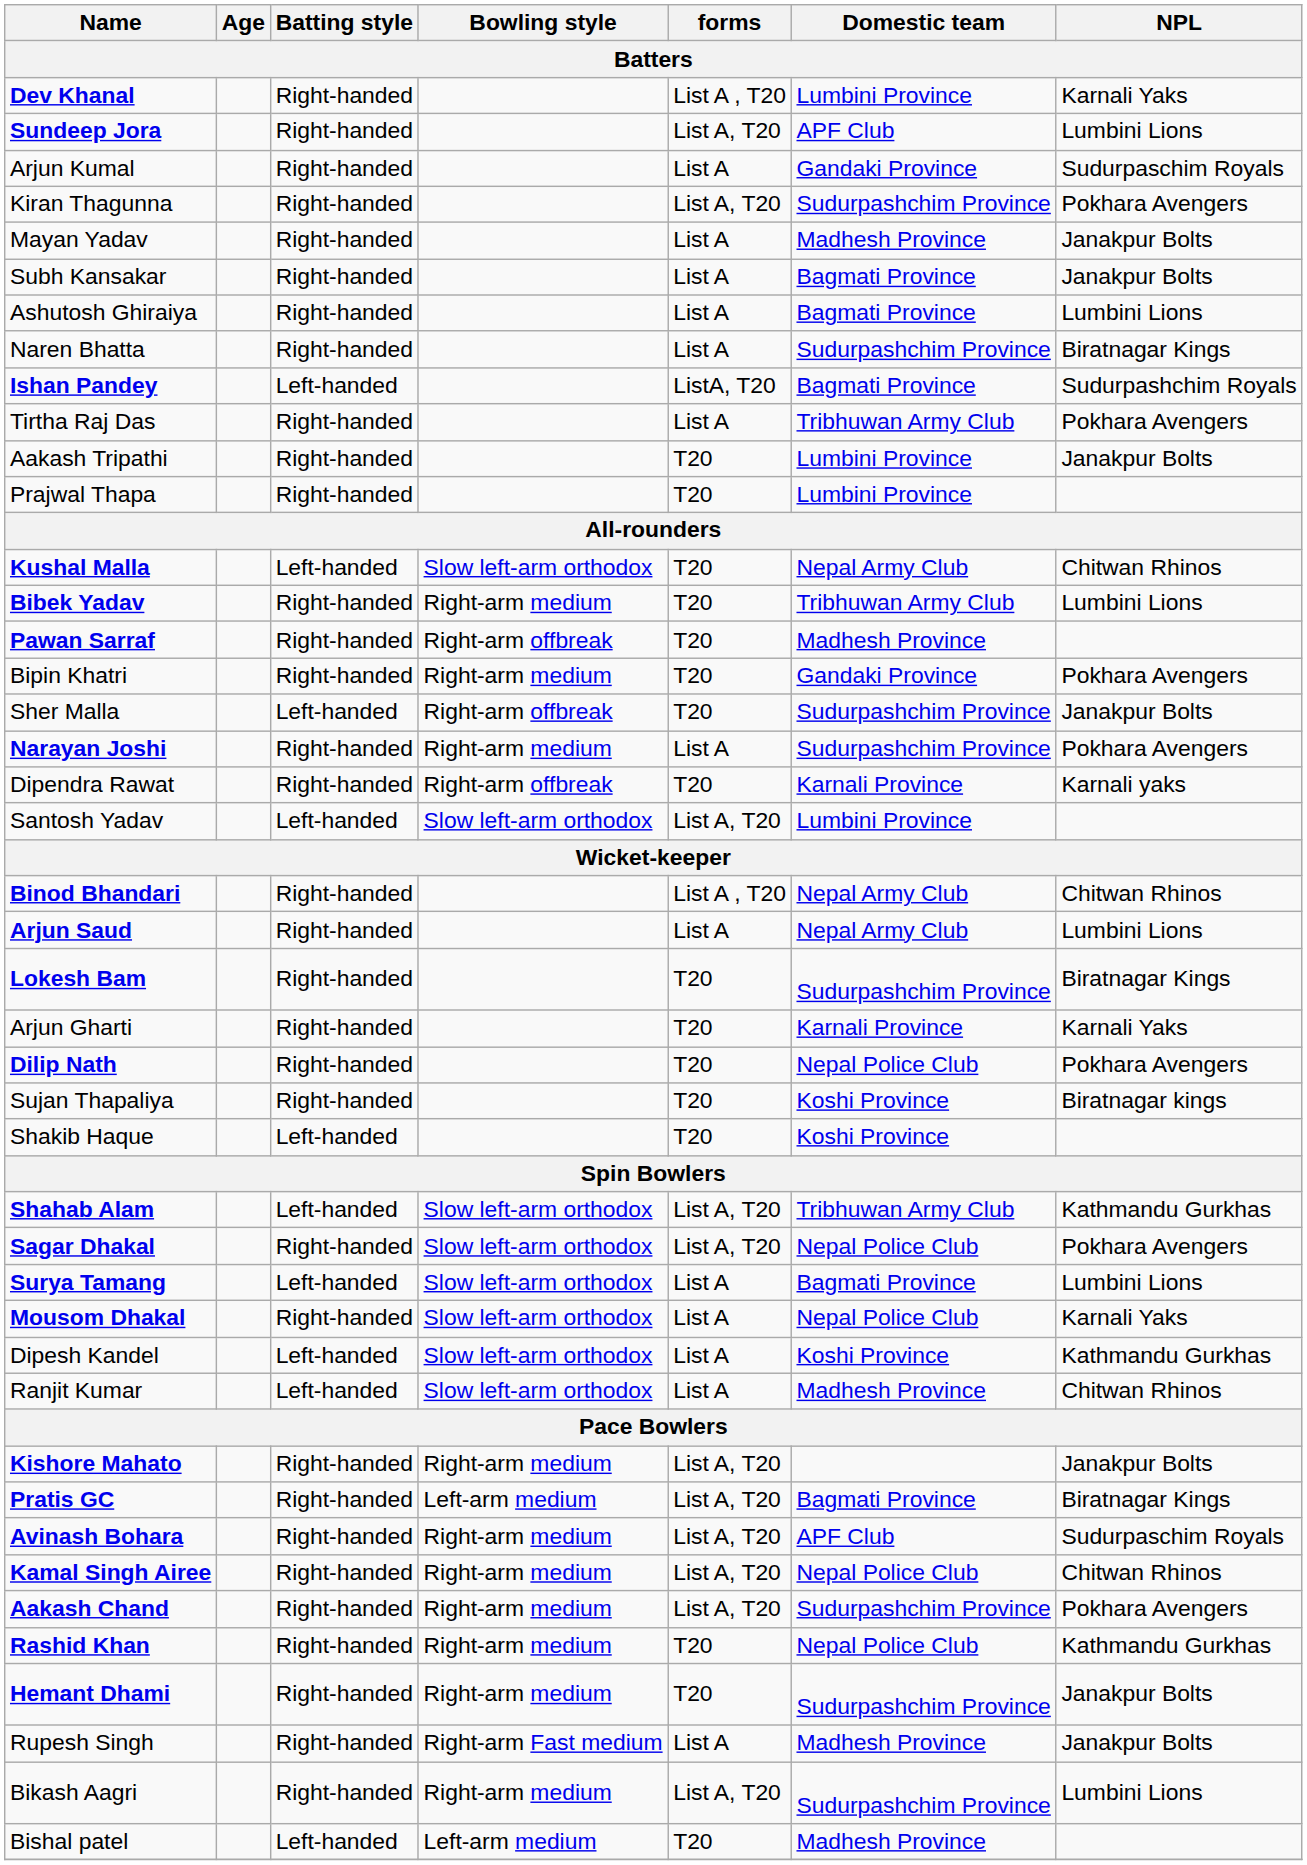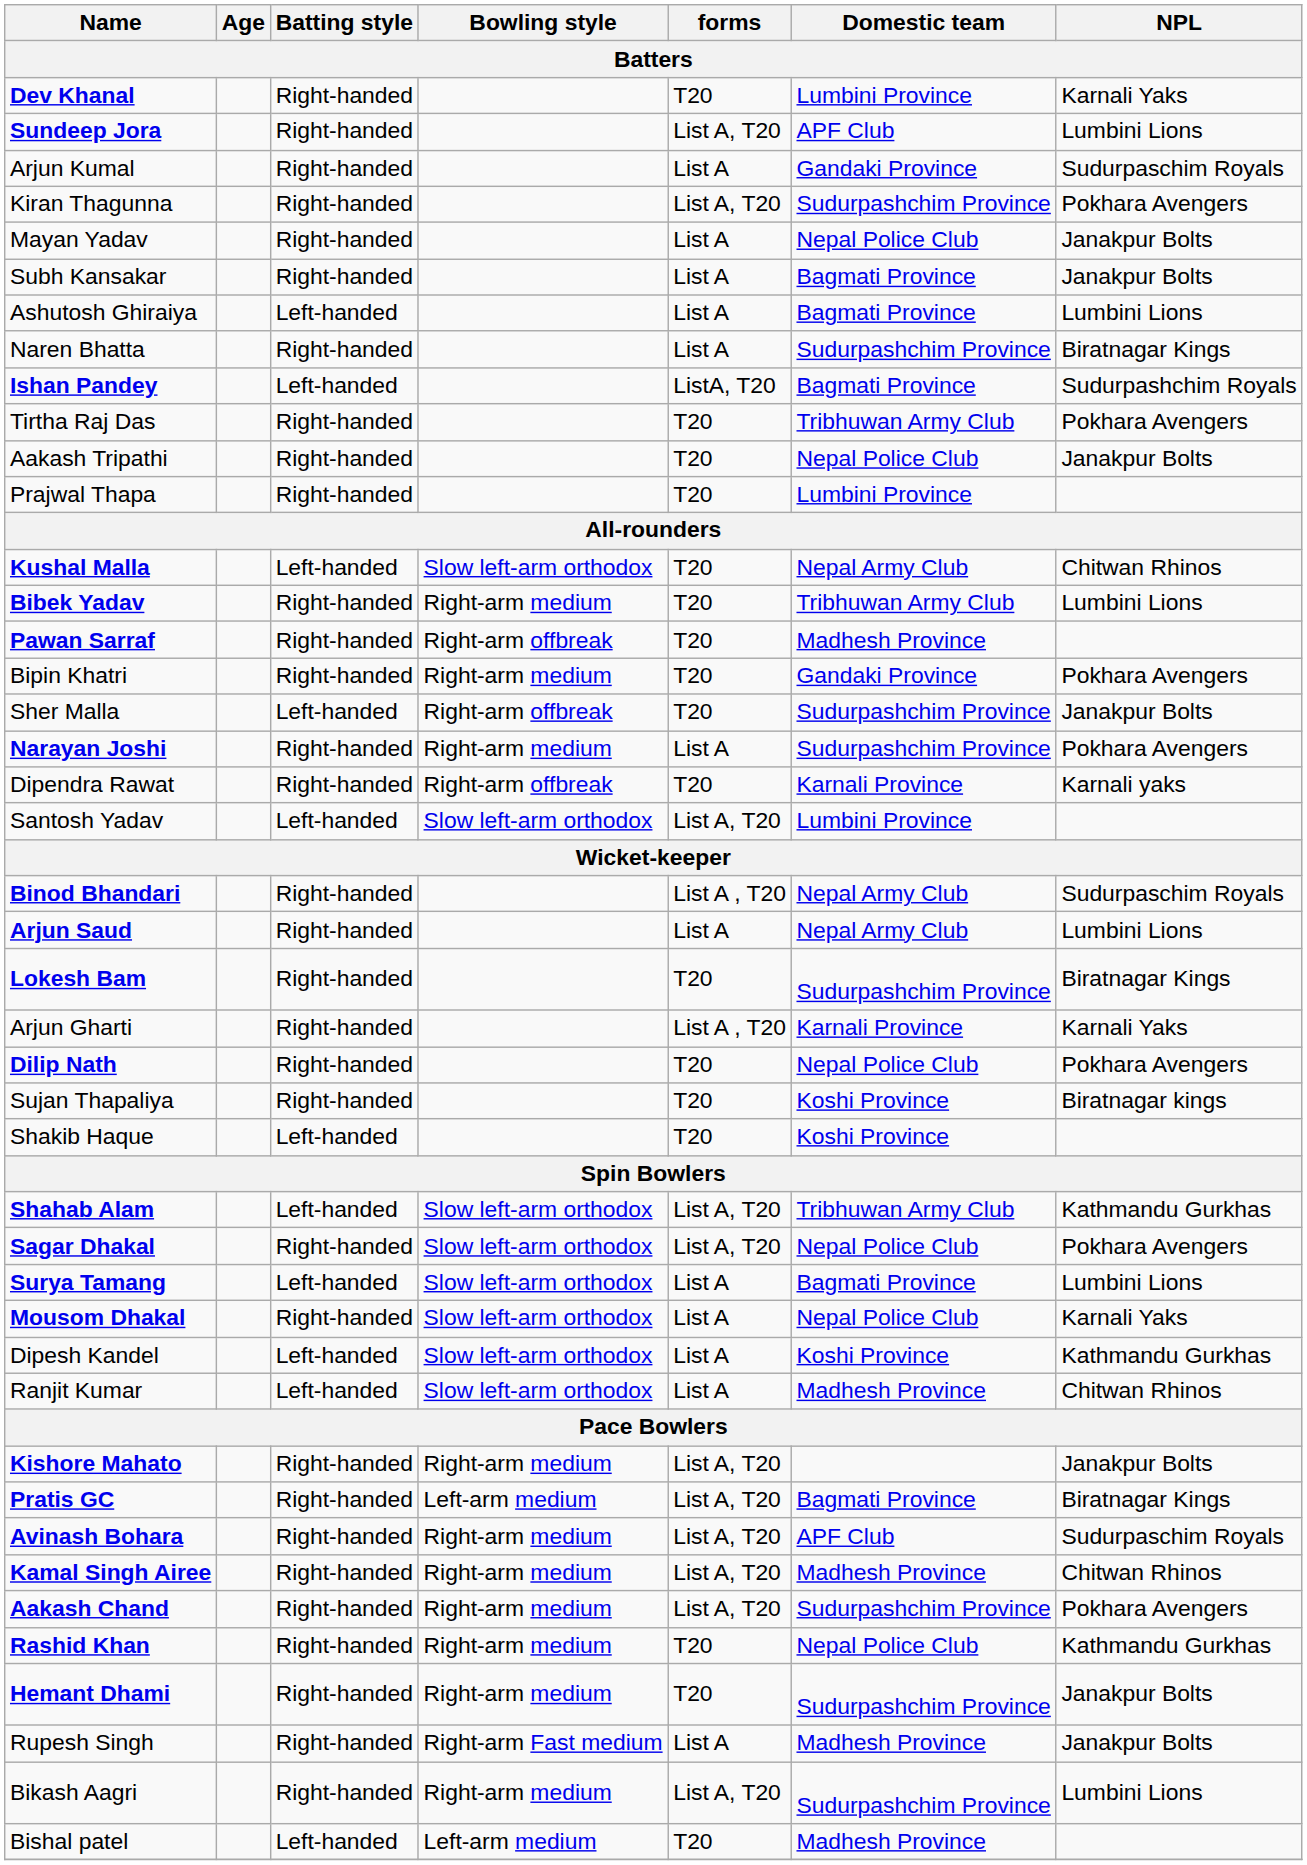(730, 95) List A , T20 -> (693, 95) T20
(891, 240) Madhesh Province -> (887, 240) Nepal Police Club
(344, 312) Right-handed -> (337, 312) Left-handed
(701, 421) List A -> (693, 421) T20
(884, 458) Lumbini Province -> (887, 458) Nepal Police Club
(1142, 893) Chitwan Rhinos -> (1173, 893) Sudurpaschim Royals
(693, 1028) T20 -> (730, 1028) List A , T20
(887, 1572) Nepal Police Club -> (891, 1572) Madhesh Province
